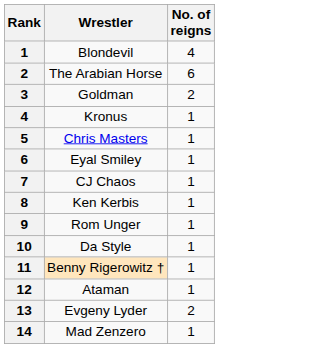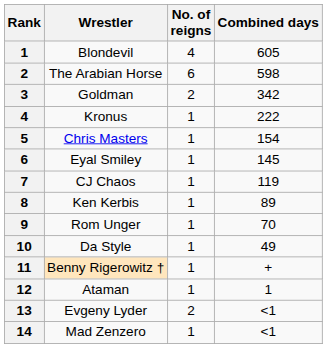+ column: (268, 22)
